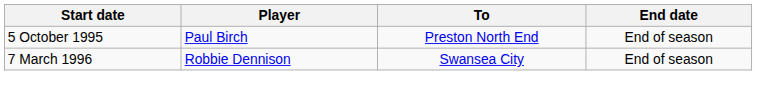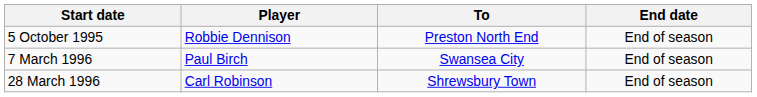(216, 37) Paul Birch -> (238, 37) Robbie Dennison
(238, 59) Robbie Dennison -> (216, 59) Paul Birch
+ row: (54, 81)
